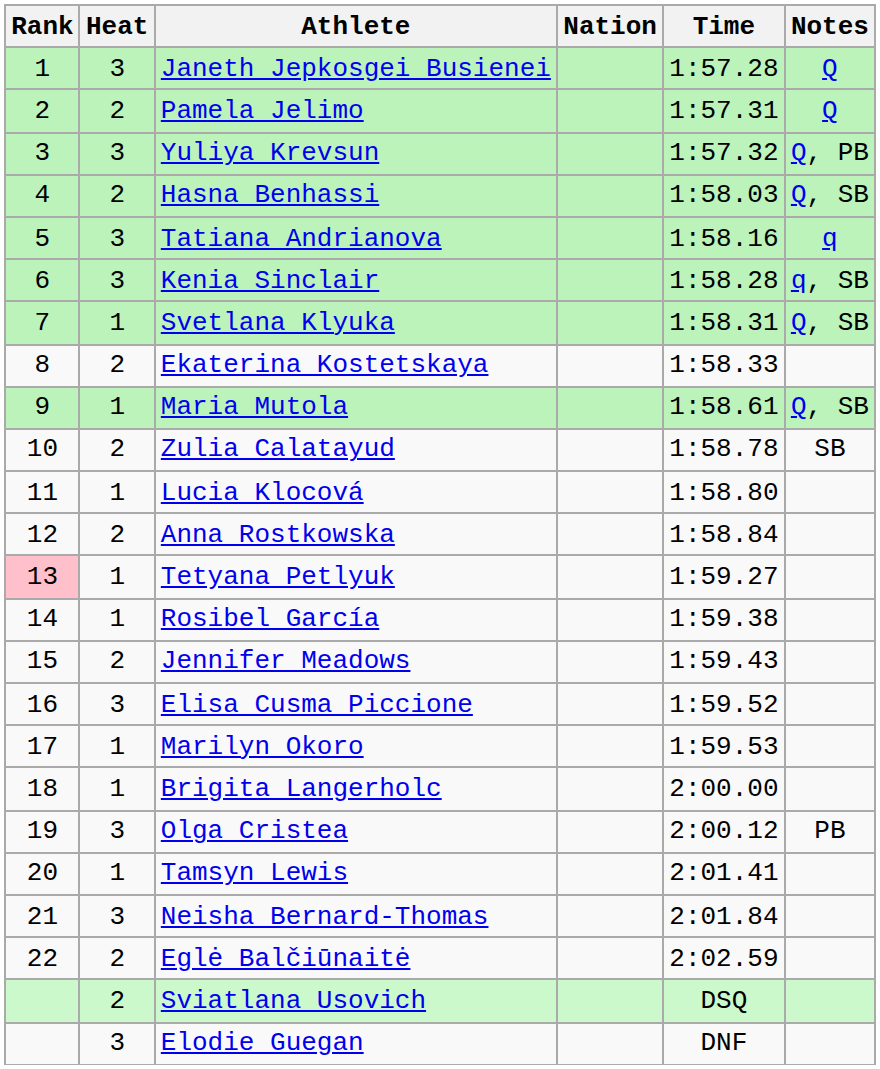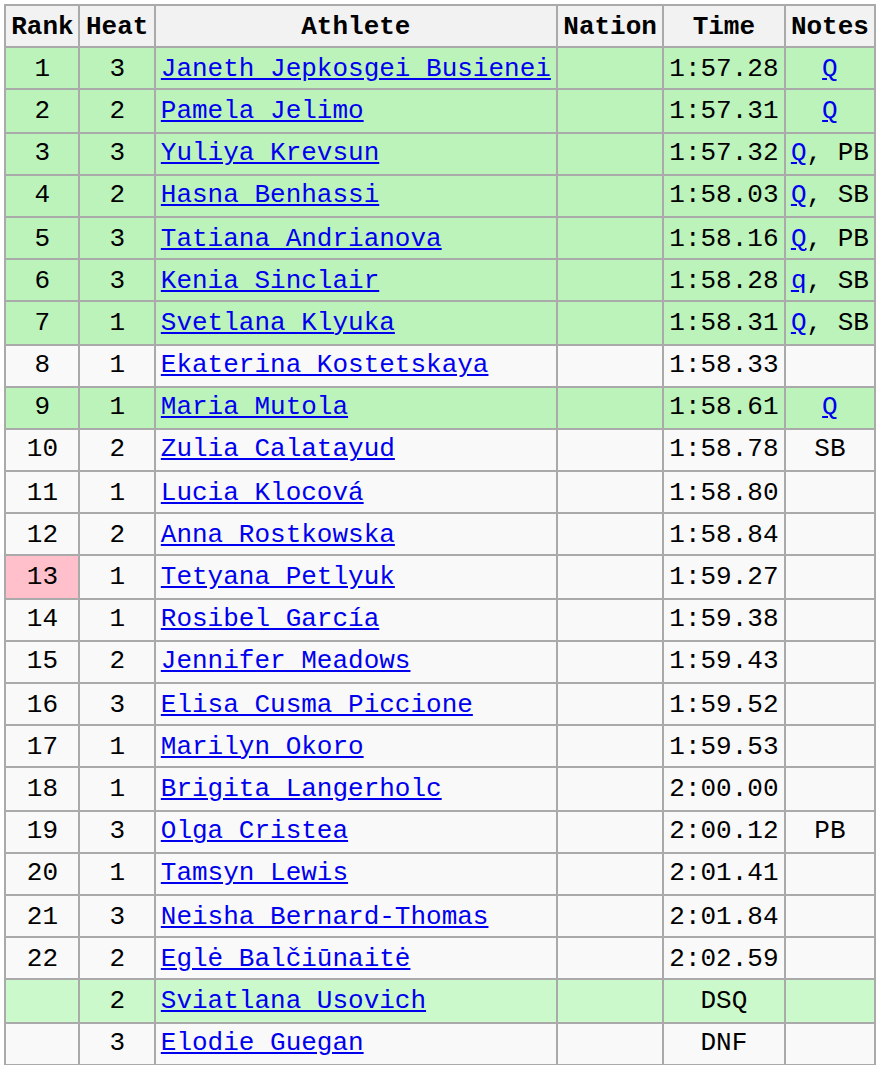(830, 238) q -> (830, 238) Q, PB
(117, 365) 2 -> (117, 365) 1
(830, 408) Q, SB -> (830, 408) Q
